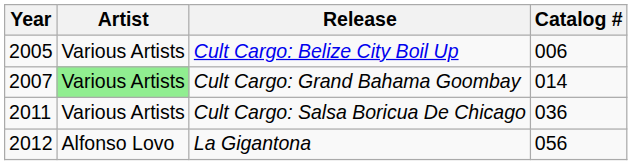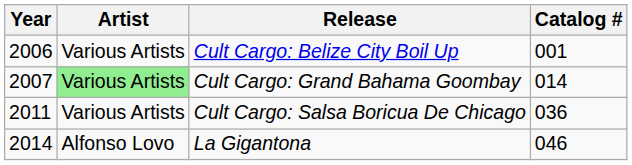(31, 50) 2005 -> (31, 50) 2006
(551, 50) 006 -> (551, 50) 001
(31, 143) 2012 -> (31, 143) 2014
(551, 143) 056 -> (551, 143) 046
